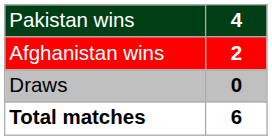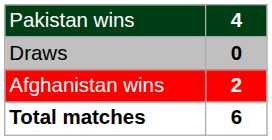rows swapped: (87, 53) <-> (38, 85)
